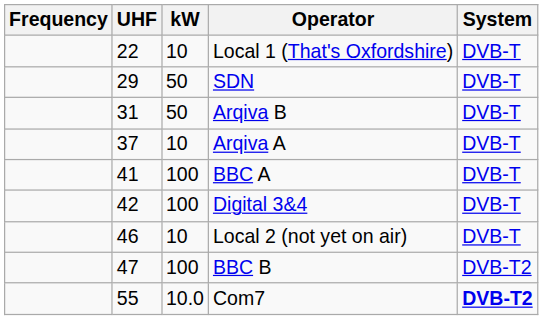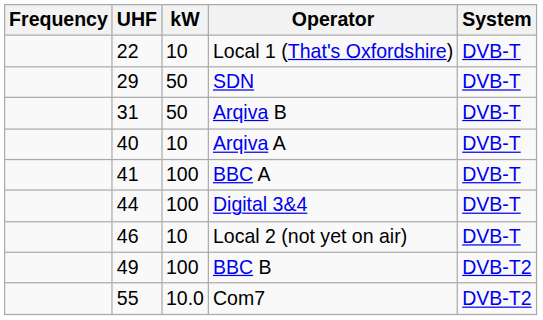(128, 143) 37 -> (128, 143) 40
(128, 205) 42 -> (128, 205) 44
(128, 267) 47 -> (128, 267) 49
(497, 298) bold -> (497, 298) normal
